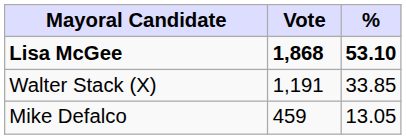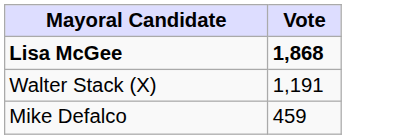- column: (371, 20)
